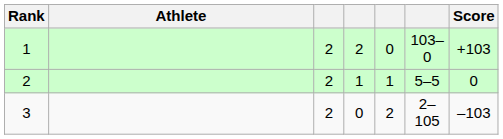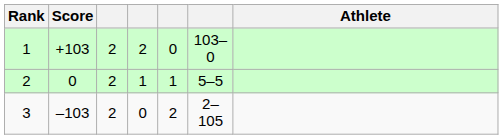columns swapped: (181, 16) <-> (474, 16)
